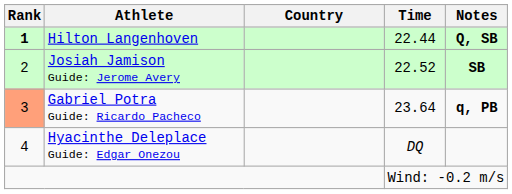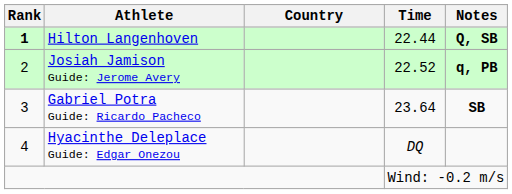(477, 69) SB -> (477, 69) q, PB
(25, 108) lightsalmon background -> (25, 108) no background
(477, 108) q, PB -> (477, 108) SB
